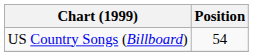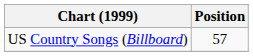(220, 39) 54 -> (220, 39) 57
